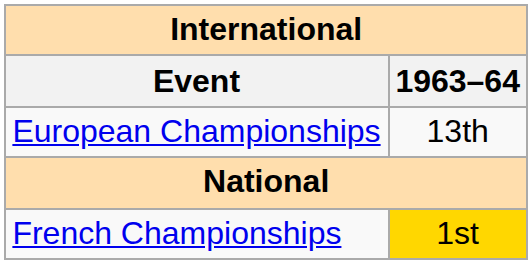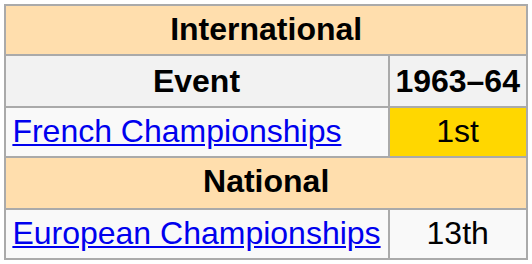rows swapped: (196, 131) <-> (177, 232)
